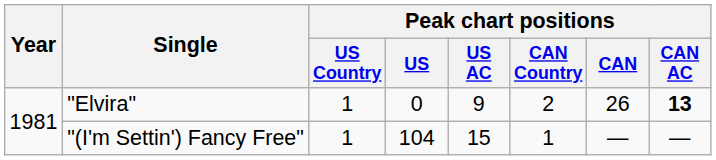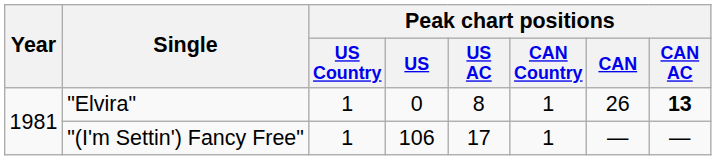(479, 104) 9 -> (479, 104) 8
(548, 104) 2 -> (548, 104) 1
(417, 138) 104 -> (417, 138) 106
(479, 138) 15 -> (479, 138) 17
